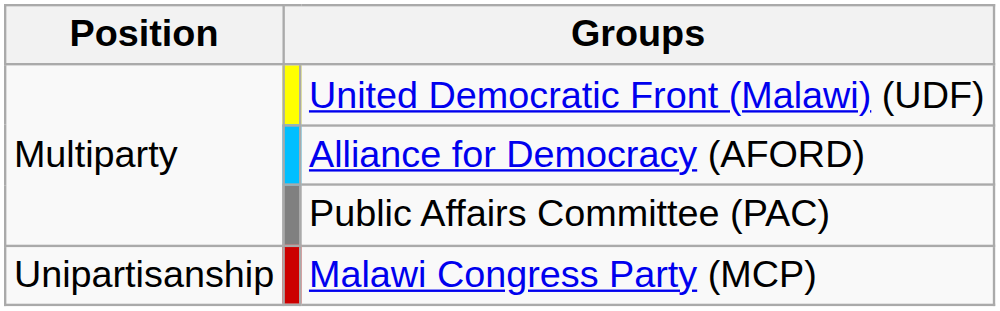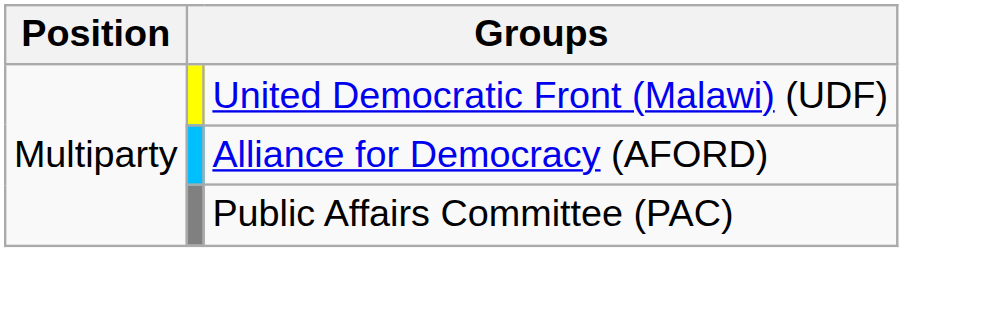- row: (563, 273)
